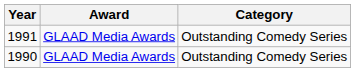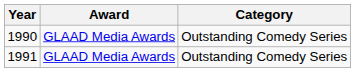rows swapped: (22, 57) <-> (22, 36)
